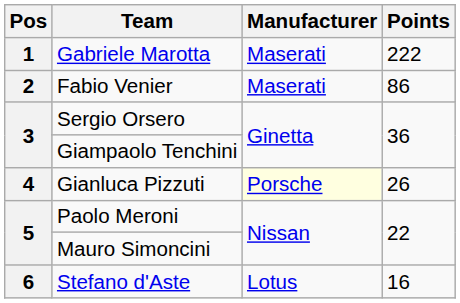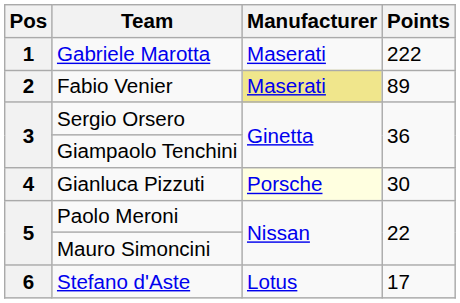(286, 86) no background -> (286, 86) khaki background
(398, 86) 86 -> (398, 86) 89
(398, 184) 26 -> (398, 184) 30
(398, 282) 16 -> (398, 282) 17
